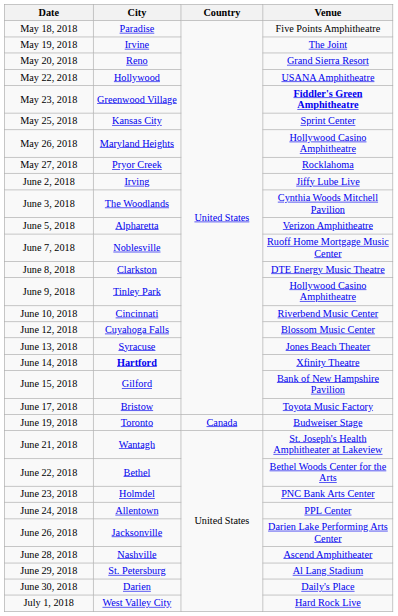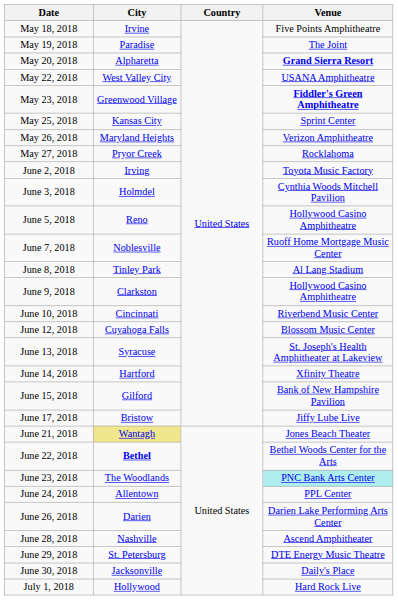(137, 28) Paradise -> (137, 28) Irvine
(137, 45) Irvine -> (137, 45) Paradise
(137, 61) Reno -> (137, 61) Alpharetta
(328, 61) normal -> (328, 61) bold
(137, 77) Hollywood -> (137, 77) West Valley City
(328, 143) Hollywood Casino Amphitheatre -> (328, 137) Verizon Amphitheatre
(328, 181) Jiffy Lube Live -> (328, 170) Toyota Music Factory
(137, 203) The Woodlands -> (137, 192) Holmdel
(137, 225) Alpharetta -> (137, 220) Reno
(328, 225) Verizon Amphitheatre -> (328, 220) Hollywood Casino Amphitheatre
(137, 269) Clarkston -> (137, 269) Tinley Park
(328, 269) DTE Energy Music Theatre -> (328, 269) Al Lang Stadium
(137, 291) Tinley Park -> (137, 291) Clarkston
(328, 346) Jones Beach Theater -> (328, 352) St. Joseph's Health Amphitheater at Lakeview
(137, 362) bold -> (137, 374) normal
(328, 406) Toyota Music Factory -> (328, 418) Jiffy Lube Live
- row: (49, 422)
(137, 444) no background -> (137, 434) khaki background
(328, 444) St. Joseph's Health Amphitheater at Lakeview -> (328, 434) Jones Beach Theater
(137, 472) normal -> (137, 456) bold
(137, 494) Holmdel -> (137, 478) The Woodlands
(328, 494) no background -> (328, 478) paleturquoise background
(137, 532) Jacksonville -> (137, 516) Darien
(328, 571) Al Lang Stadium -> (328, 554) DTE Energy Music Theatre
(137, 587) Darien -> (137, 571) Jacksonville
(137, 603) West Valley City -> (137, 587) Hollywood
